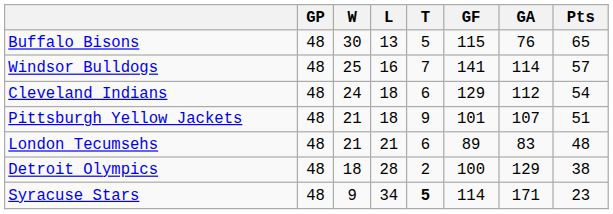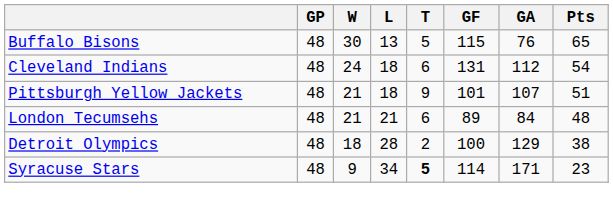- row: (83, 68)
(471, 94) 129 -> (471, 68) 131
(526, 144) 83 -> (526, 119) 84
